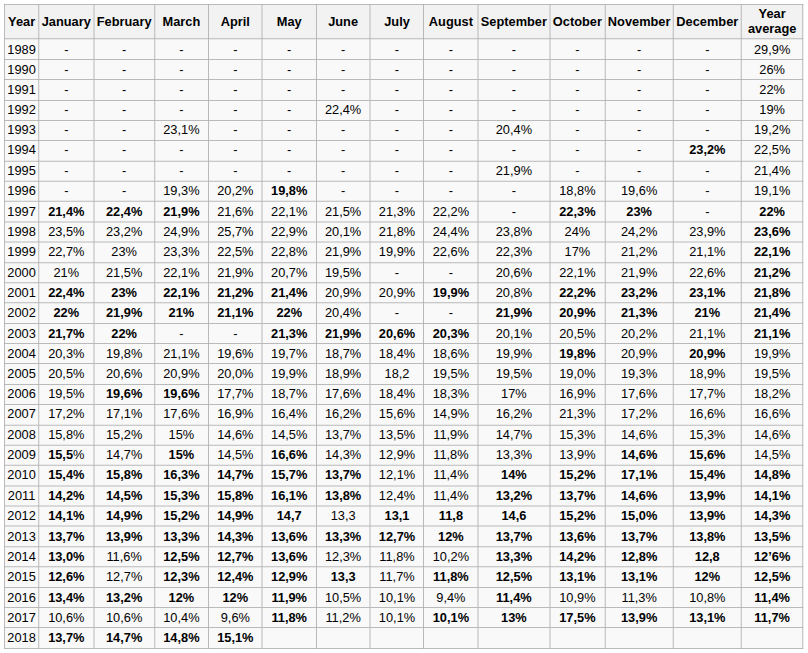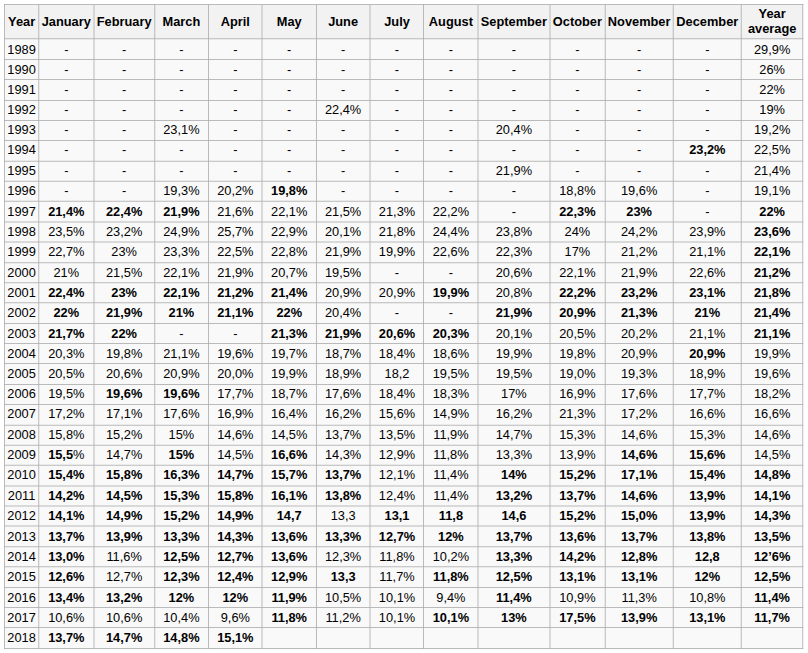(577, 353) bold -> (577, 353) normal
(772, 374) 19,5% -> (772, 374) 19,6%
